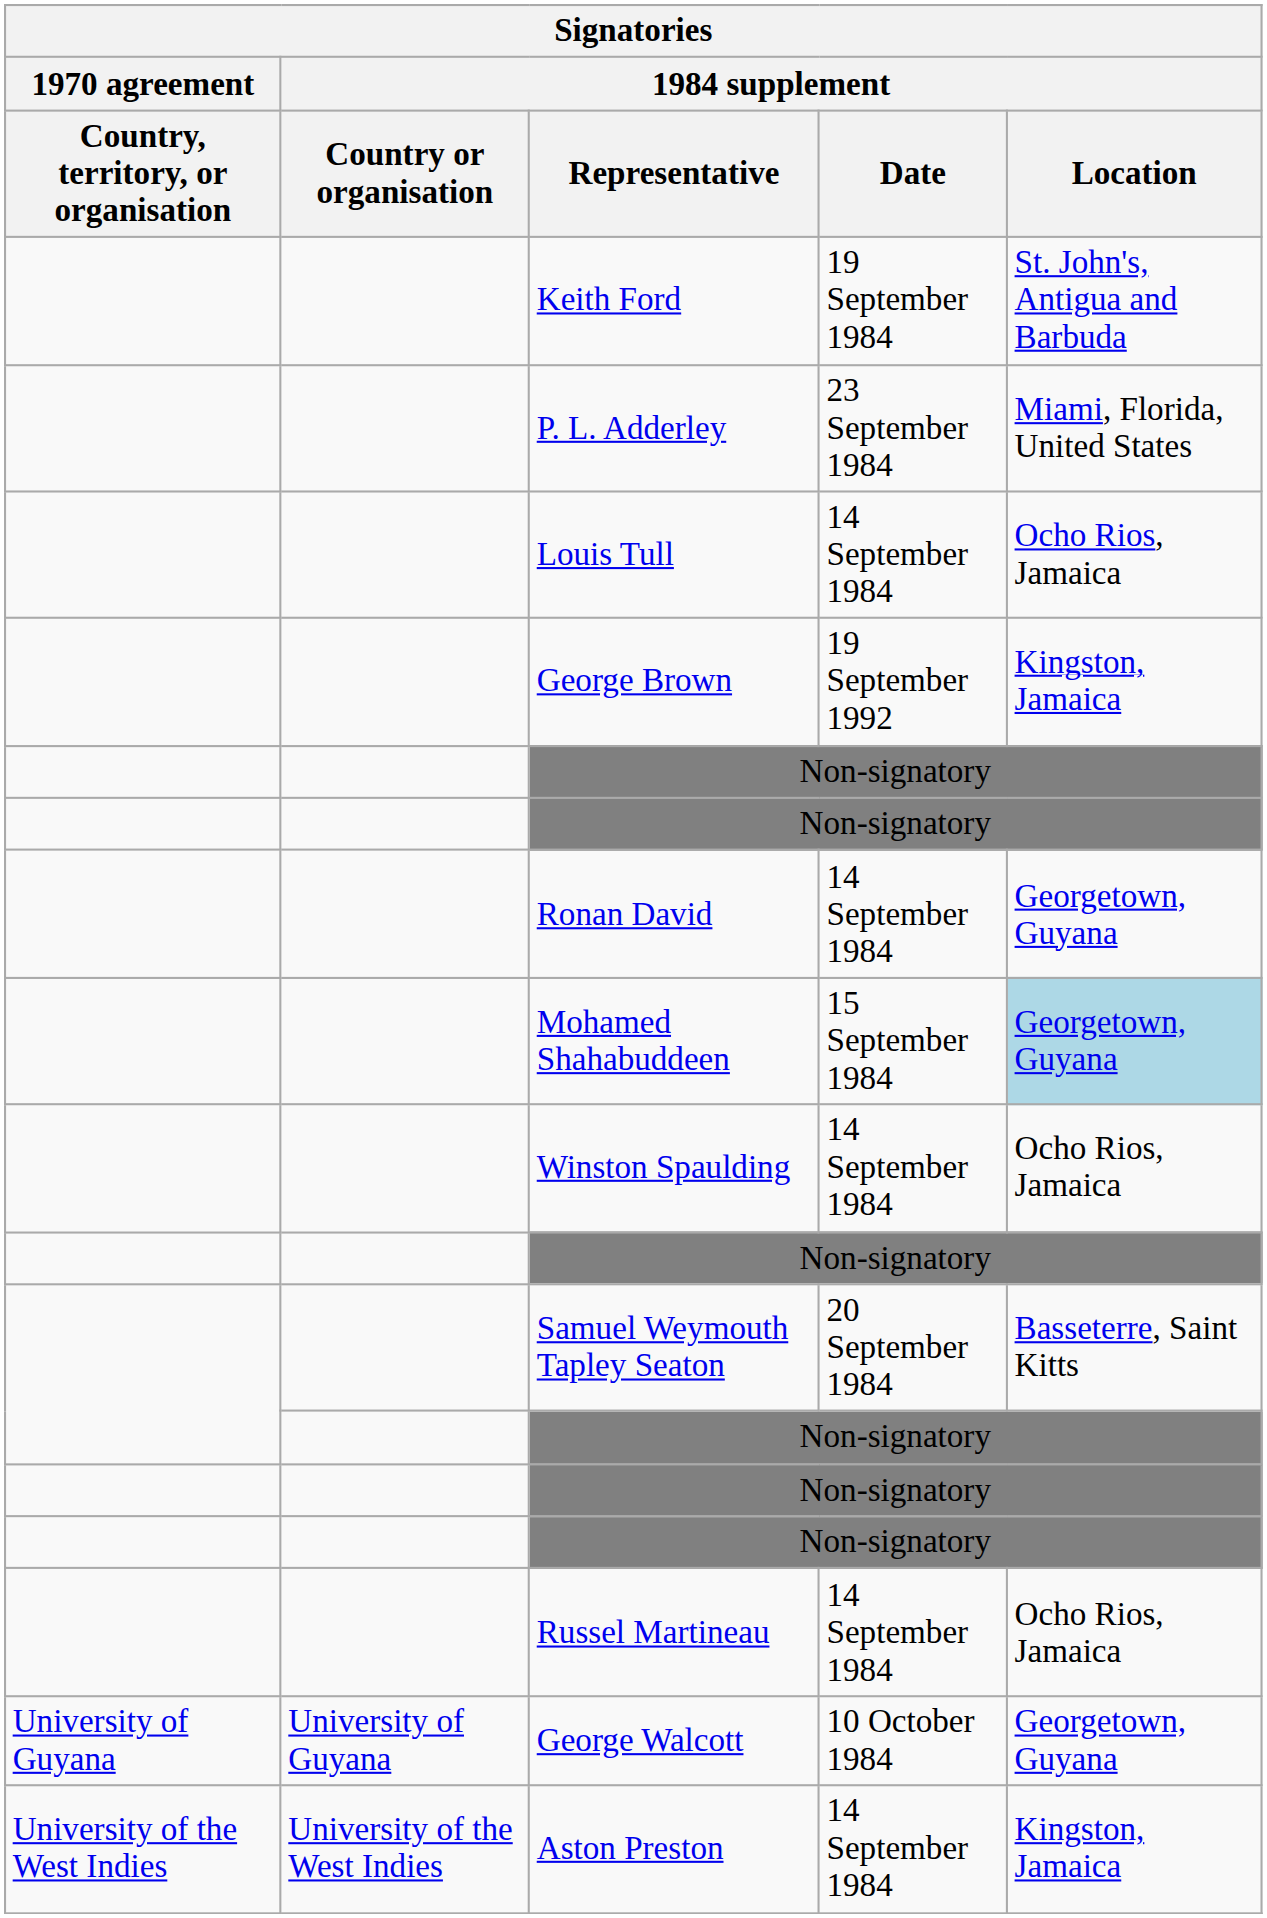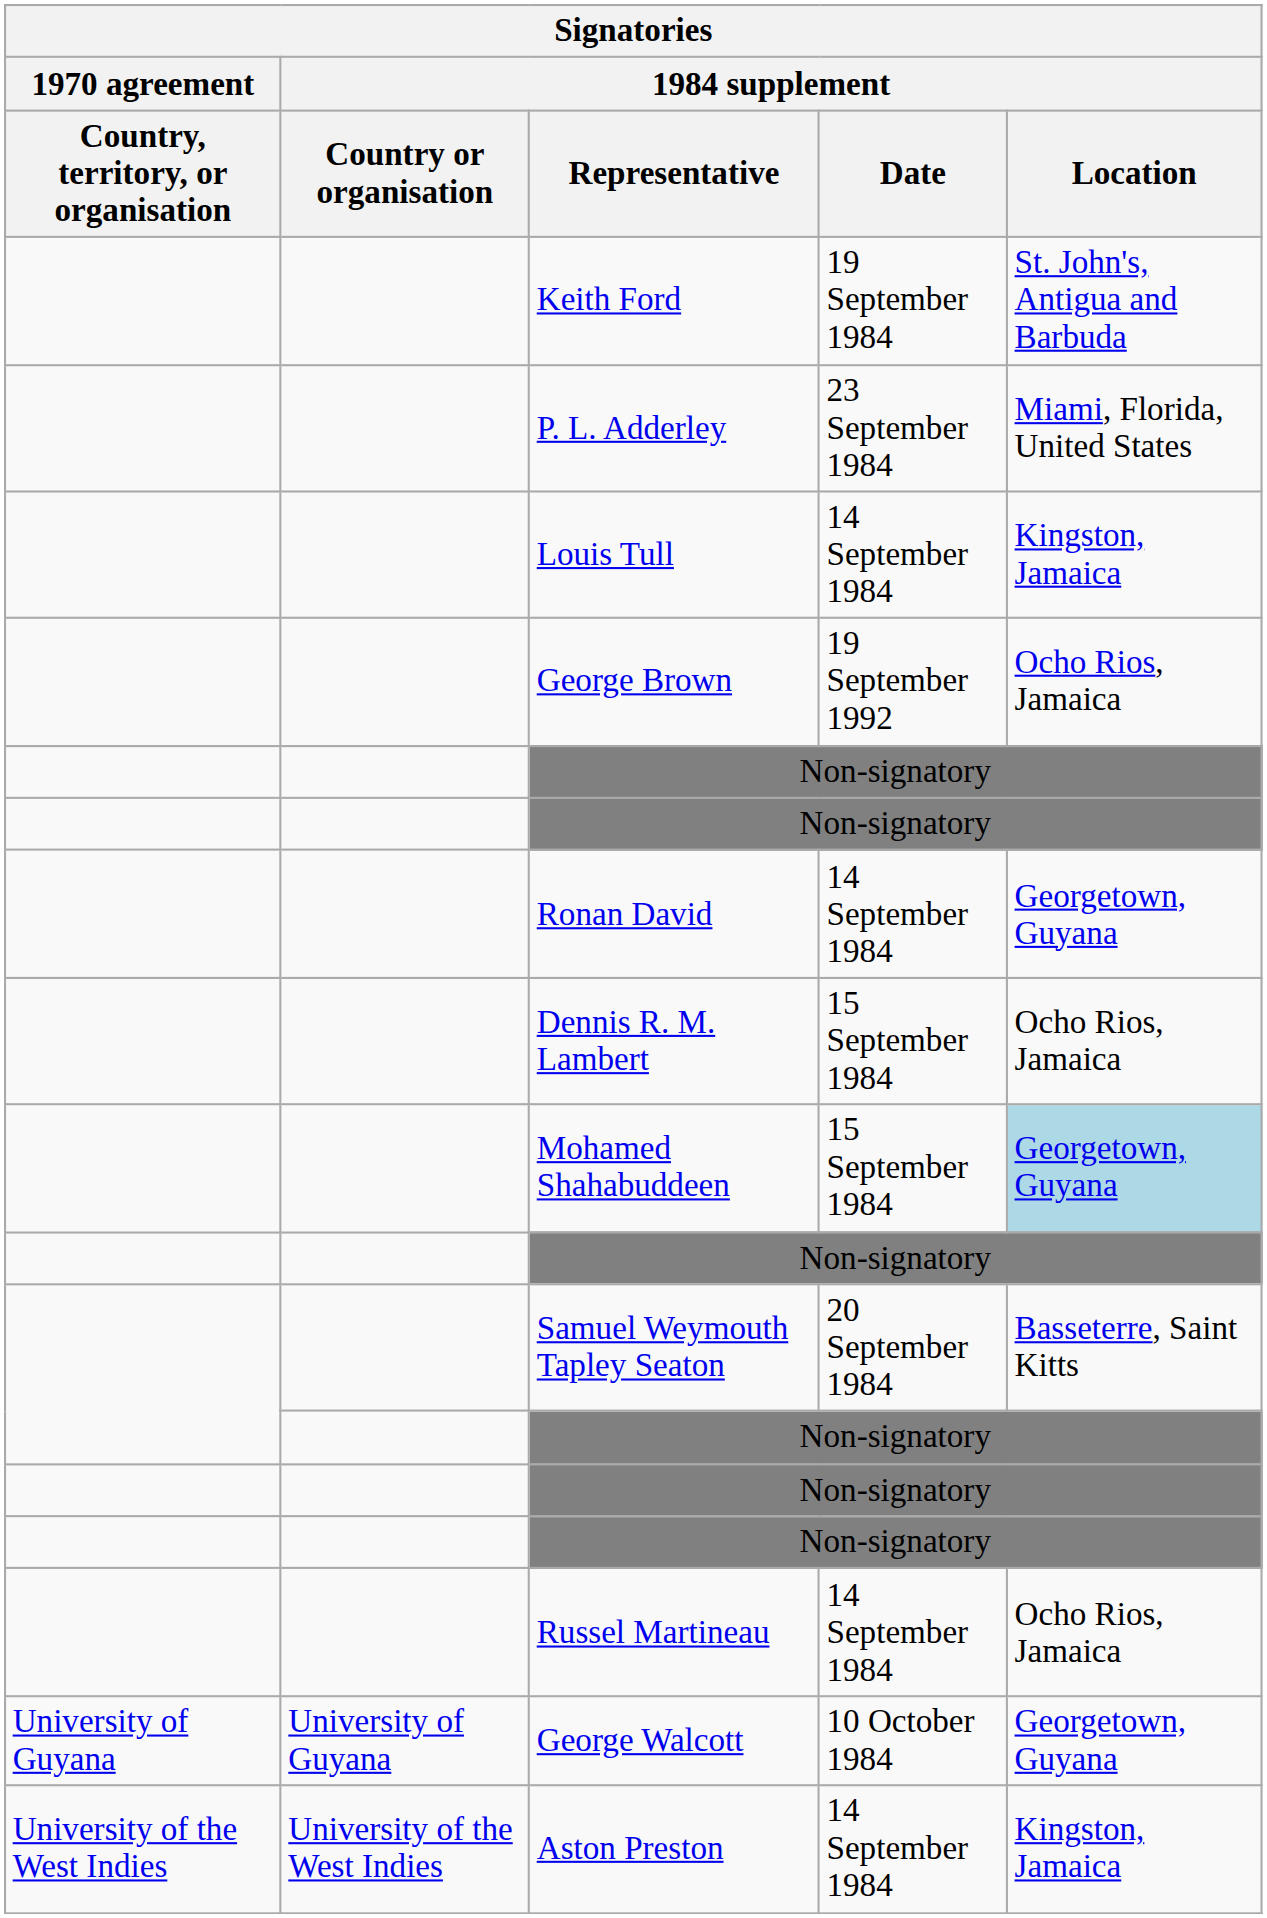(1089, 554) Ocho Rios, Jamaica -> (1079, 554) Kingston, Jamaica
(1079, 681) Kingston, Jamaica -> (1089, 681) Ocho Rios, Jamaica
+ row: (626, 1040)
- row: (663, 1167)
